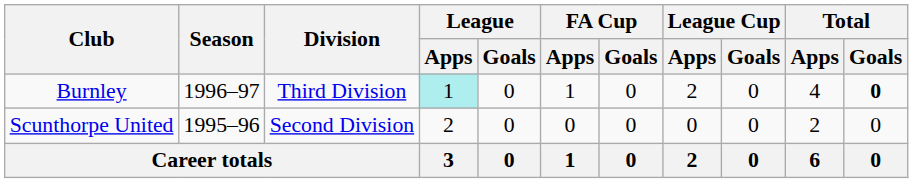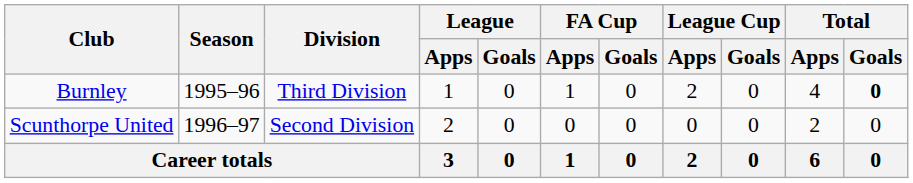(222, 90) 1996–97 -> (222, 90) 1995–96
(448, 90) paleturquoise background -> (448, 90) no background
(222, 125) 1995–96 -> (222, 125) 1996–97
